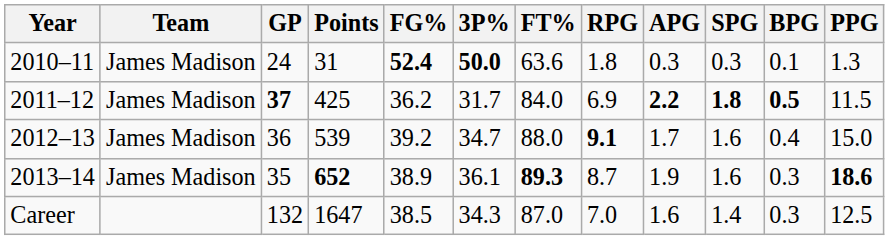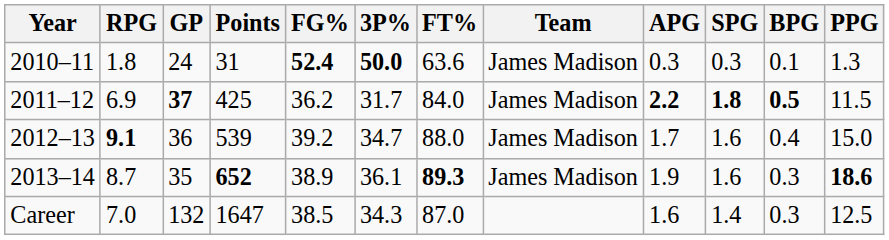columns swapped: (181, 23) <-> (612, 23)
